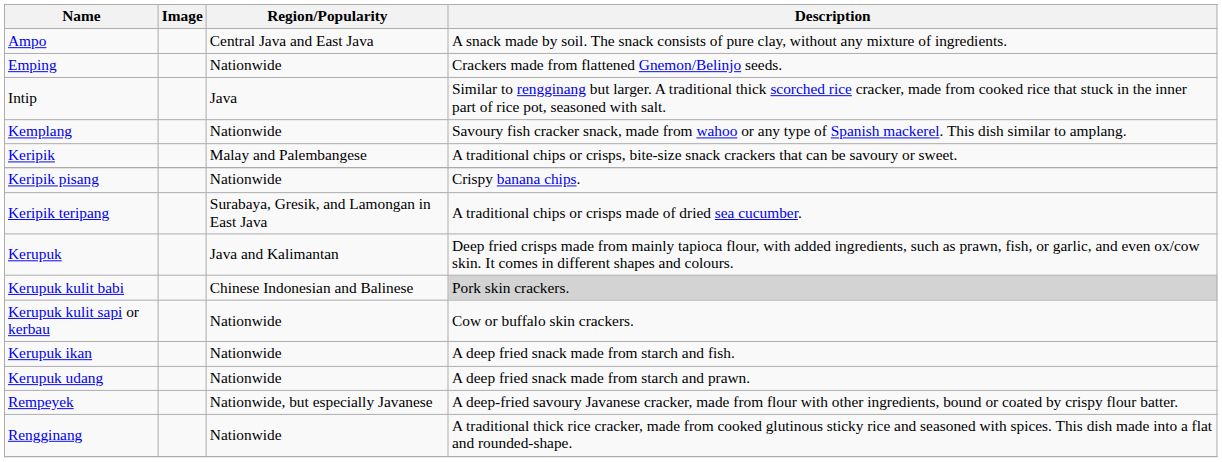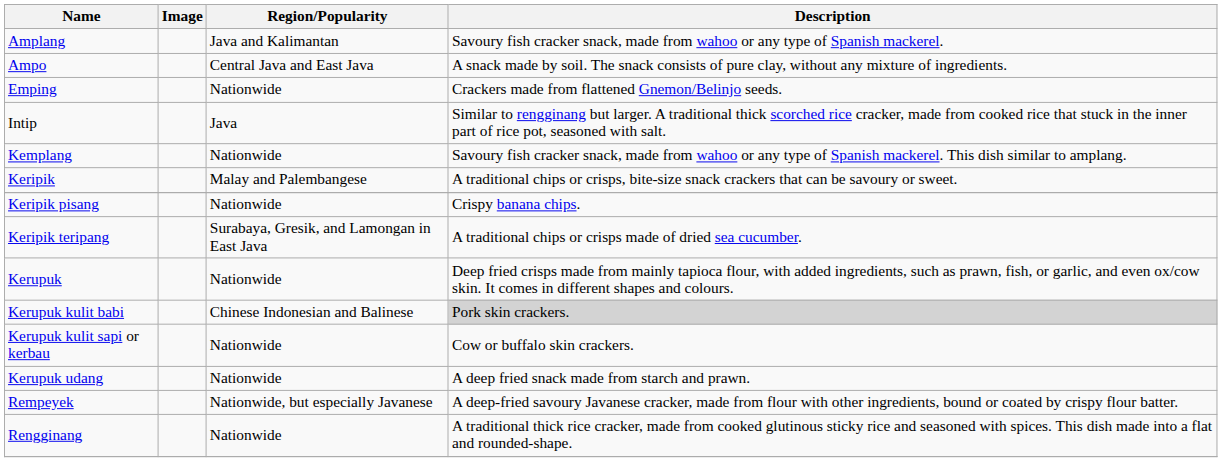+ row: (37, 41)
(274, 254) Java and Kalimantan -> (246, 279) Nationwide
- row: (50, 353)
